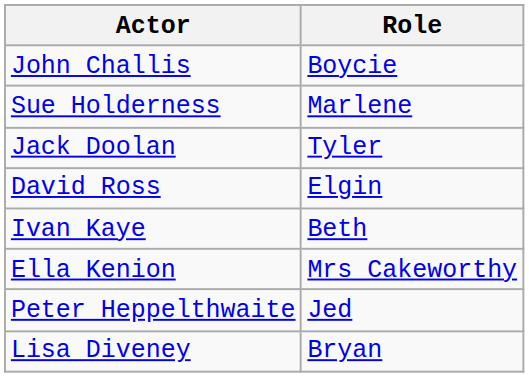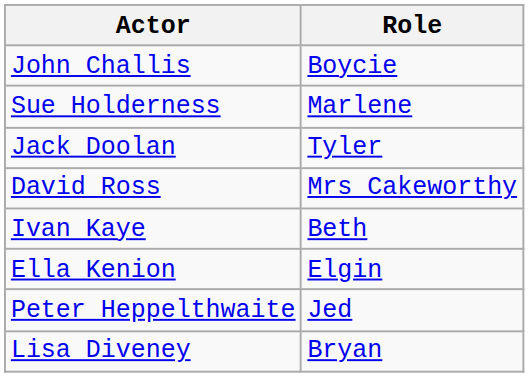(345, 188) Elgin -> (412, 188) Mrs Cakeworthy
(412, 269) Mrs Cakeworthy -> (345, 269) Elgin
